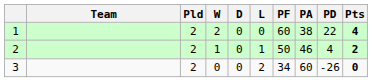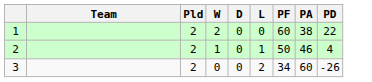- column: (355, 13)
